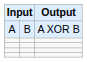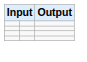- row: (12, 29)
